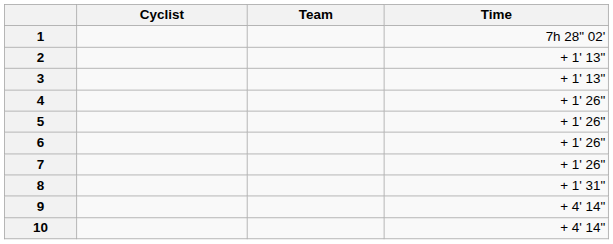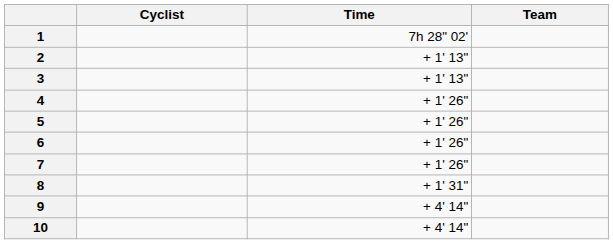columns swapped: (316, 15) <-> (496, 15)
